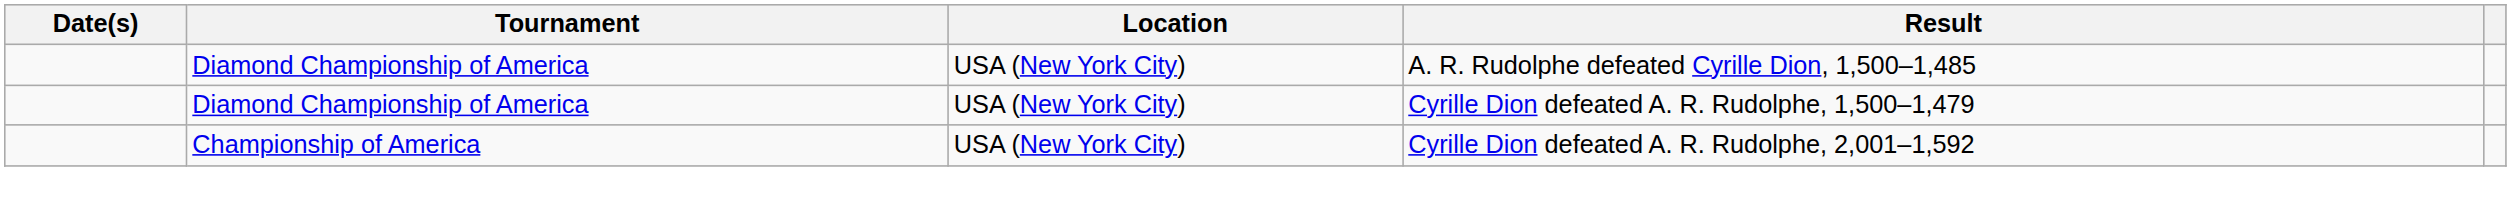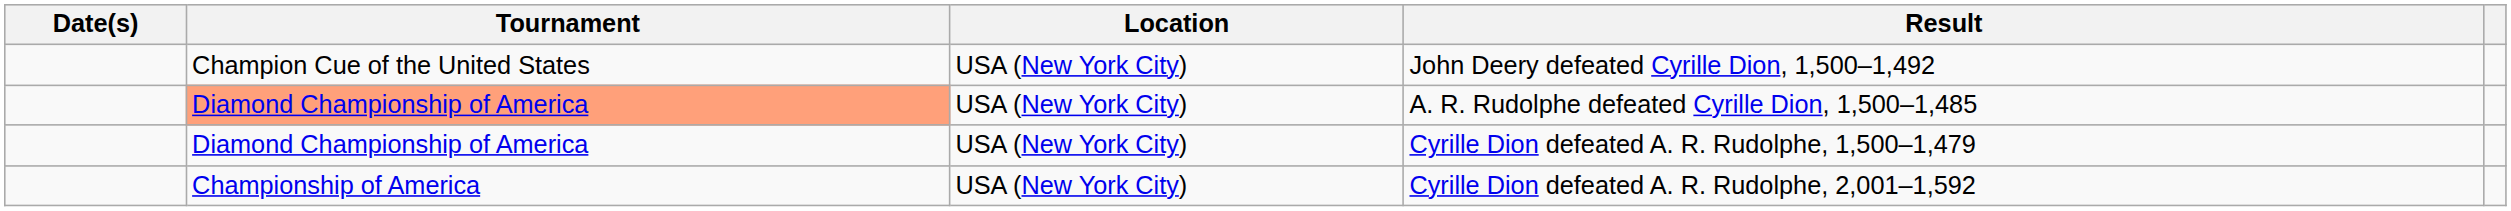+ row: (1672, 64)
(390, 64) no background -> (390, 104) lightsalmon background
